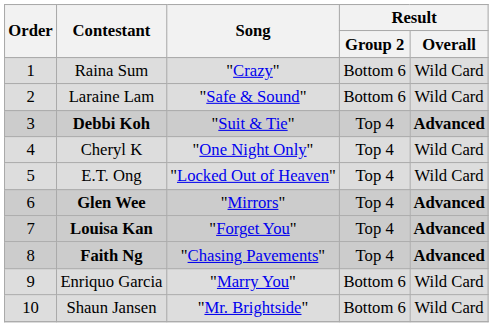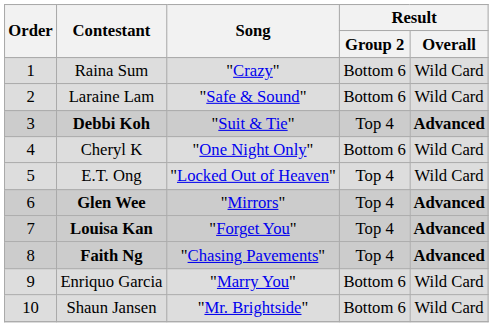(375, 149) Top 4 -> (375, 149) Bottom 6
